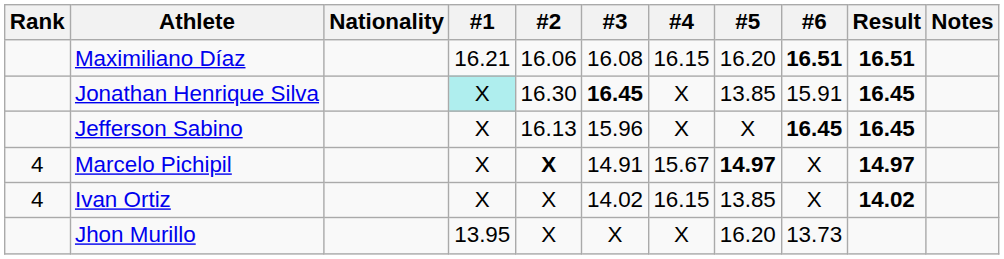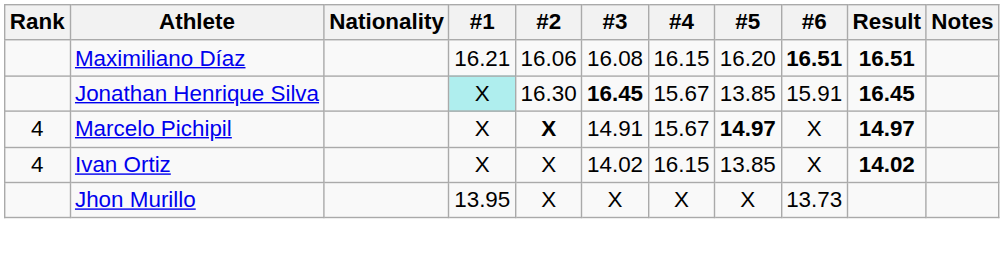(681, 93) X -> (681, 93) 15.67
- row: (159, 128)
(748, 235) 16.20 -> (748, 199) X
